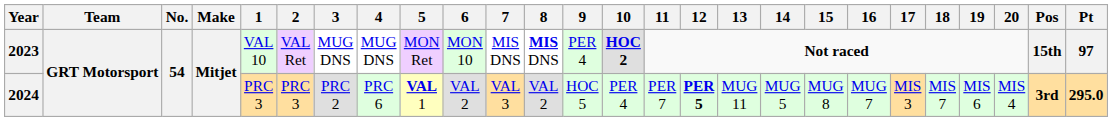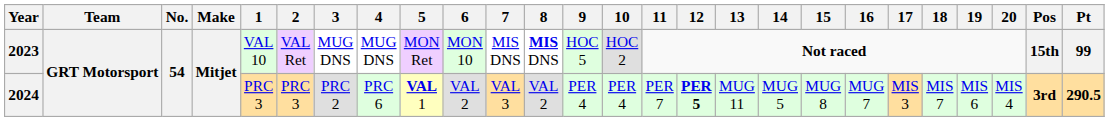(582, 51) PER 4 -> (582, 51) HOC 5
(623, 51) bold -> (622, 51) normal
(1086, 51) 97 -> (1084, 51) 99
(582, 94) HOC 5 -> (582, 94) PER 4
(1086, 94) 295.0 -> (1084, 94) 290.5
